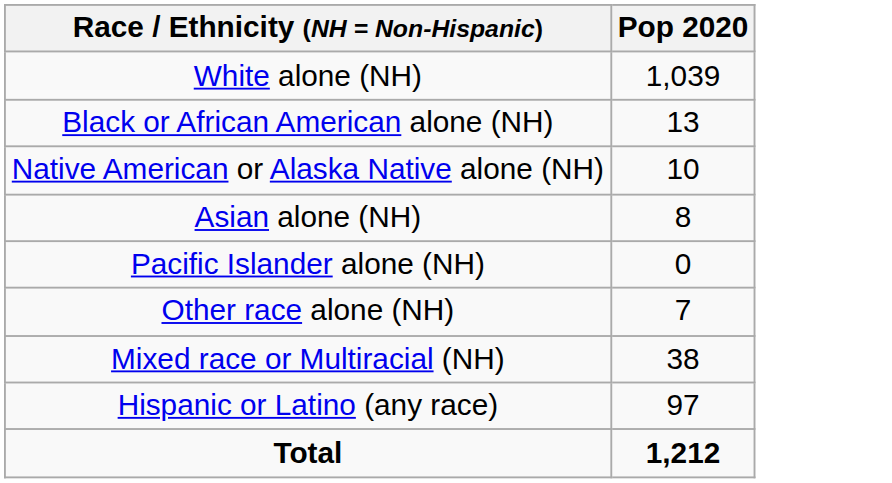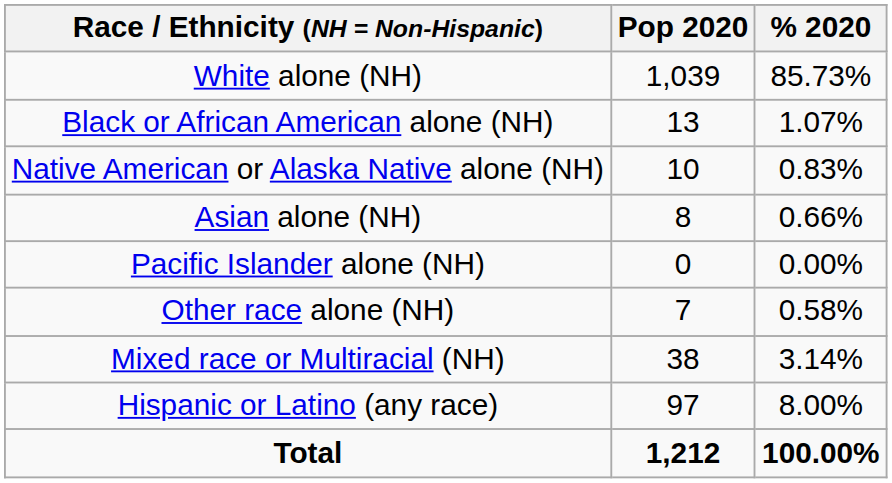+ column: (821, 28)
